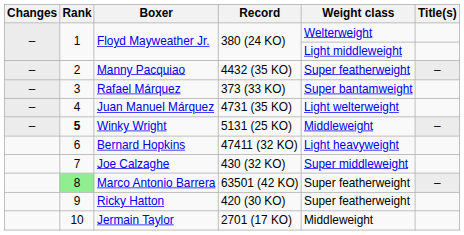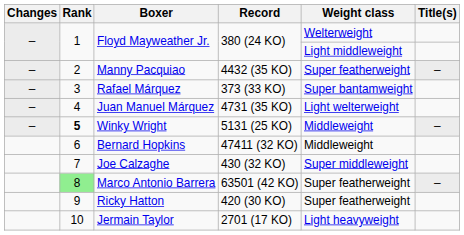(351, 145) Light heavyweight -> (339, 145) Middleweight
(339, 220) Middleweight -> (351, 220) Light heavyweight
